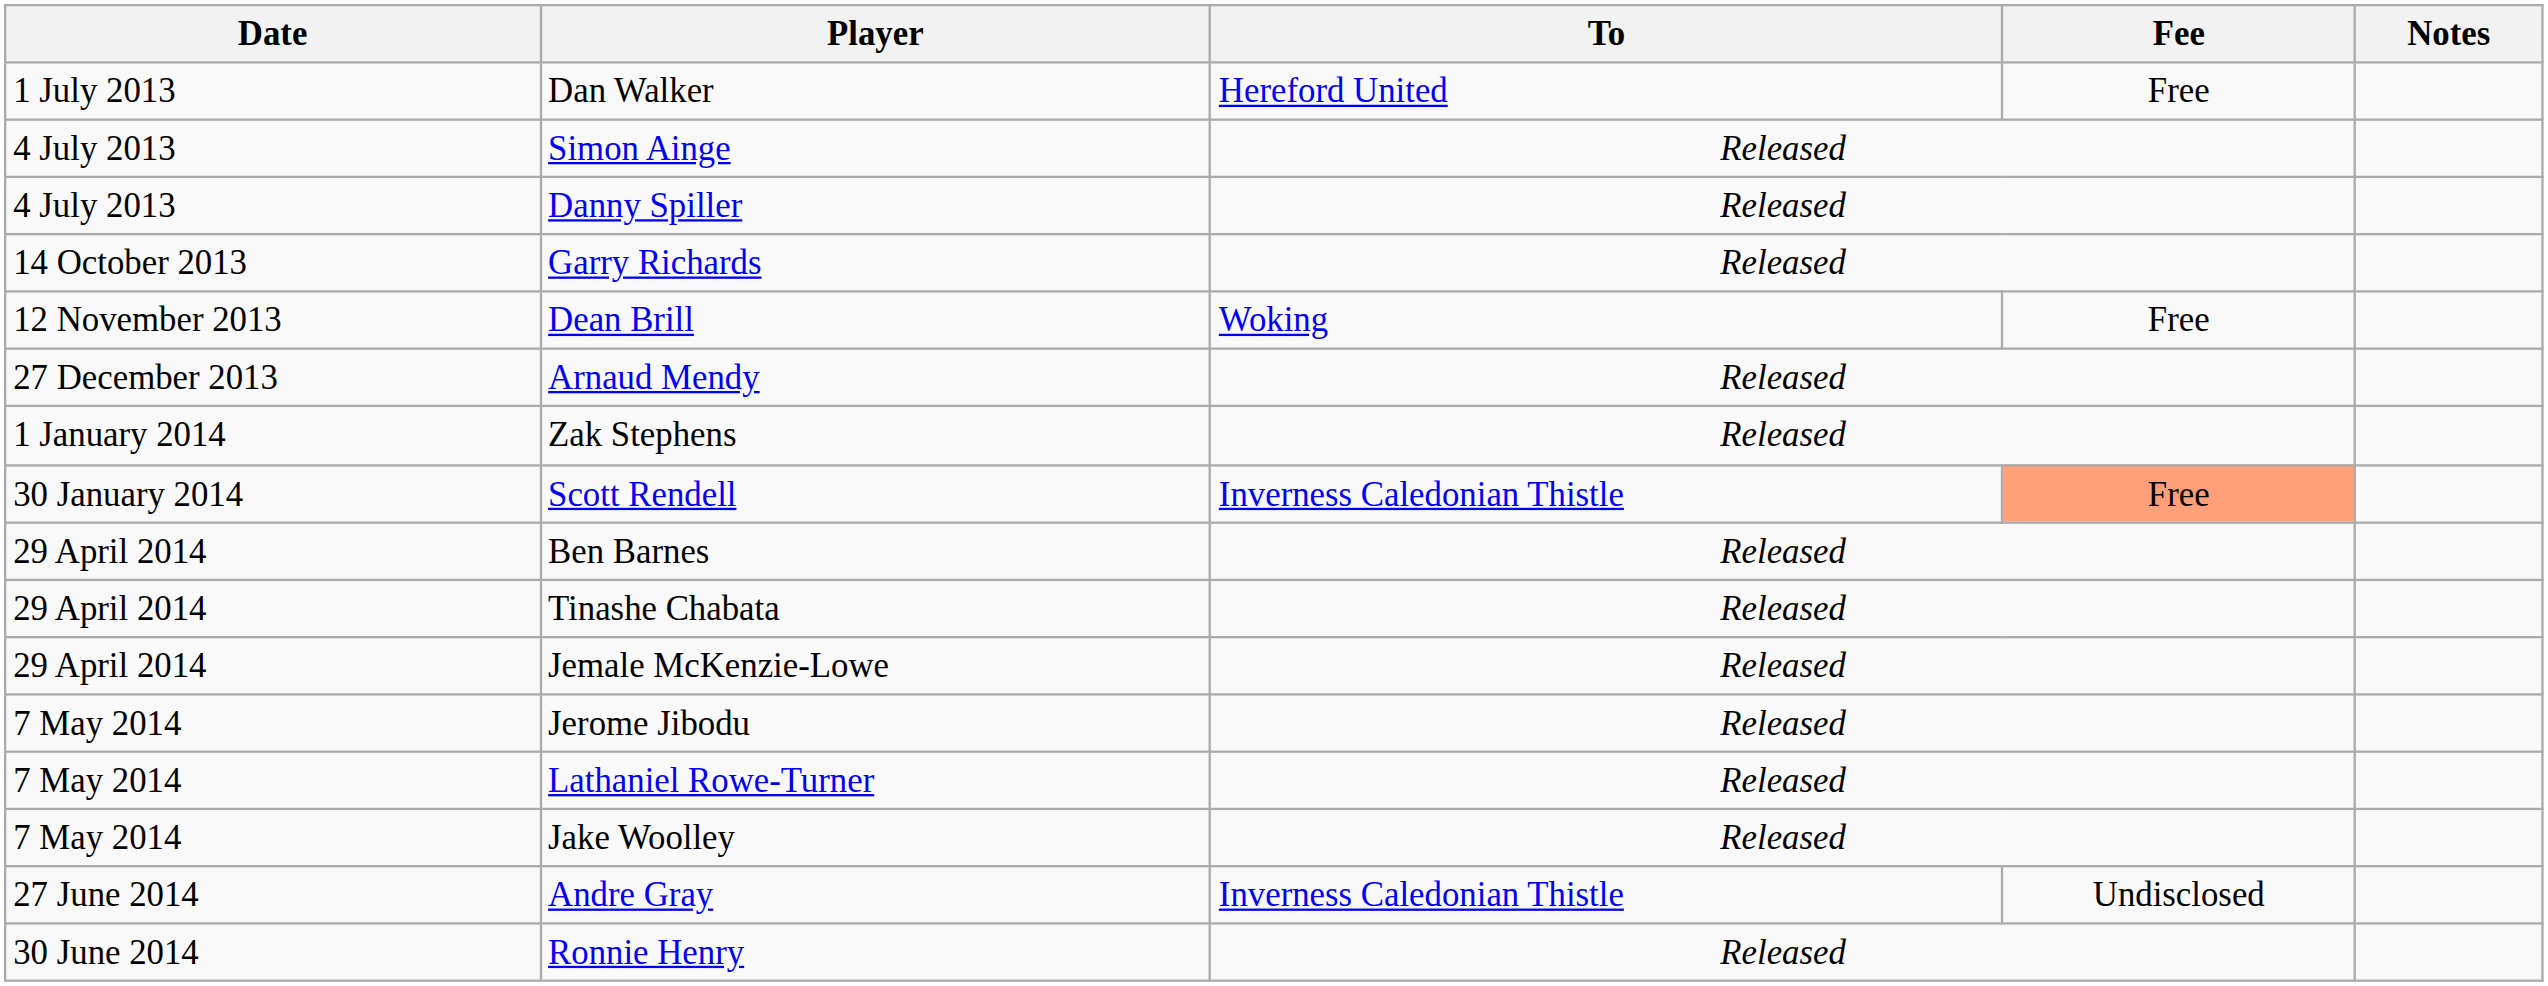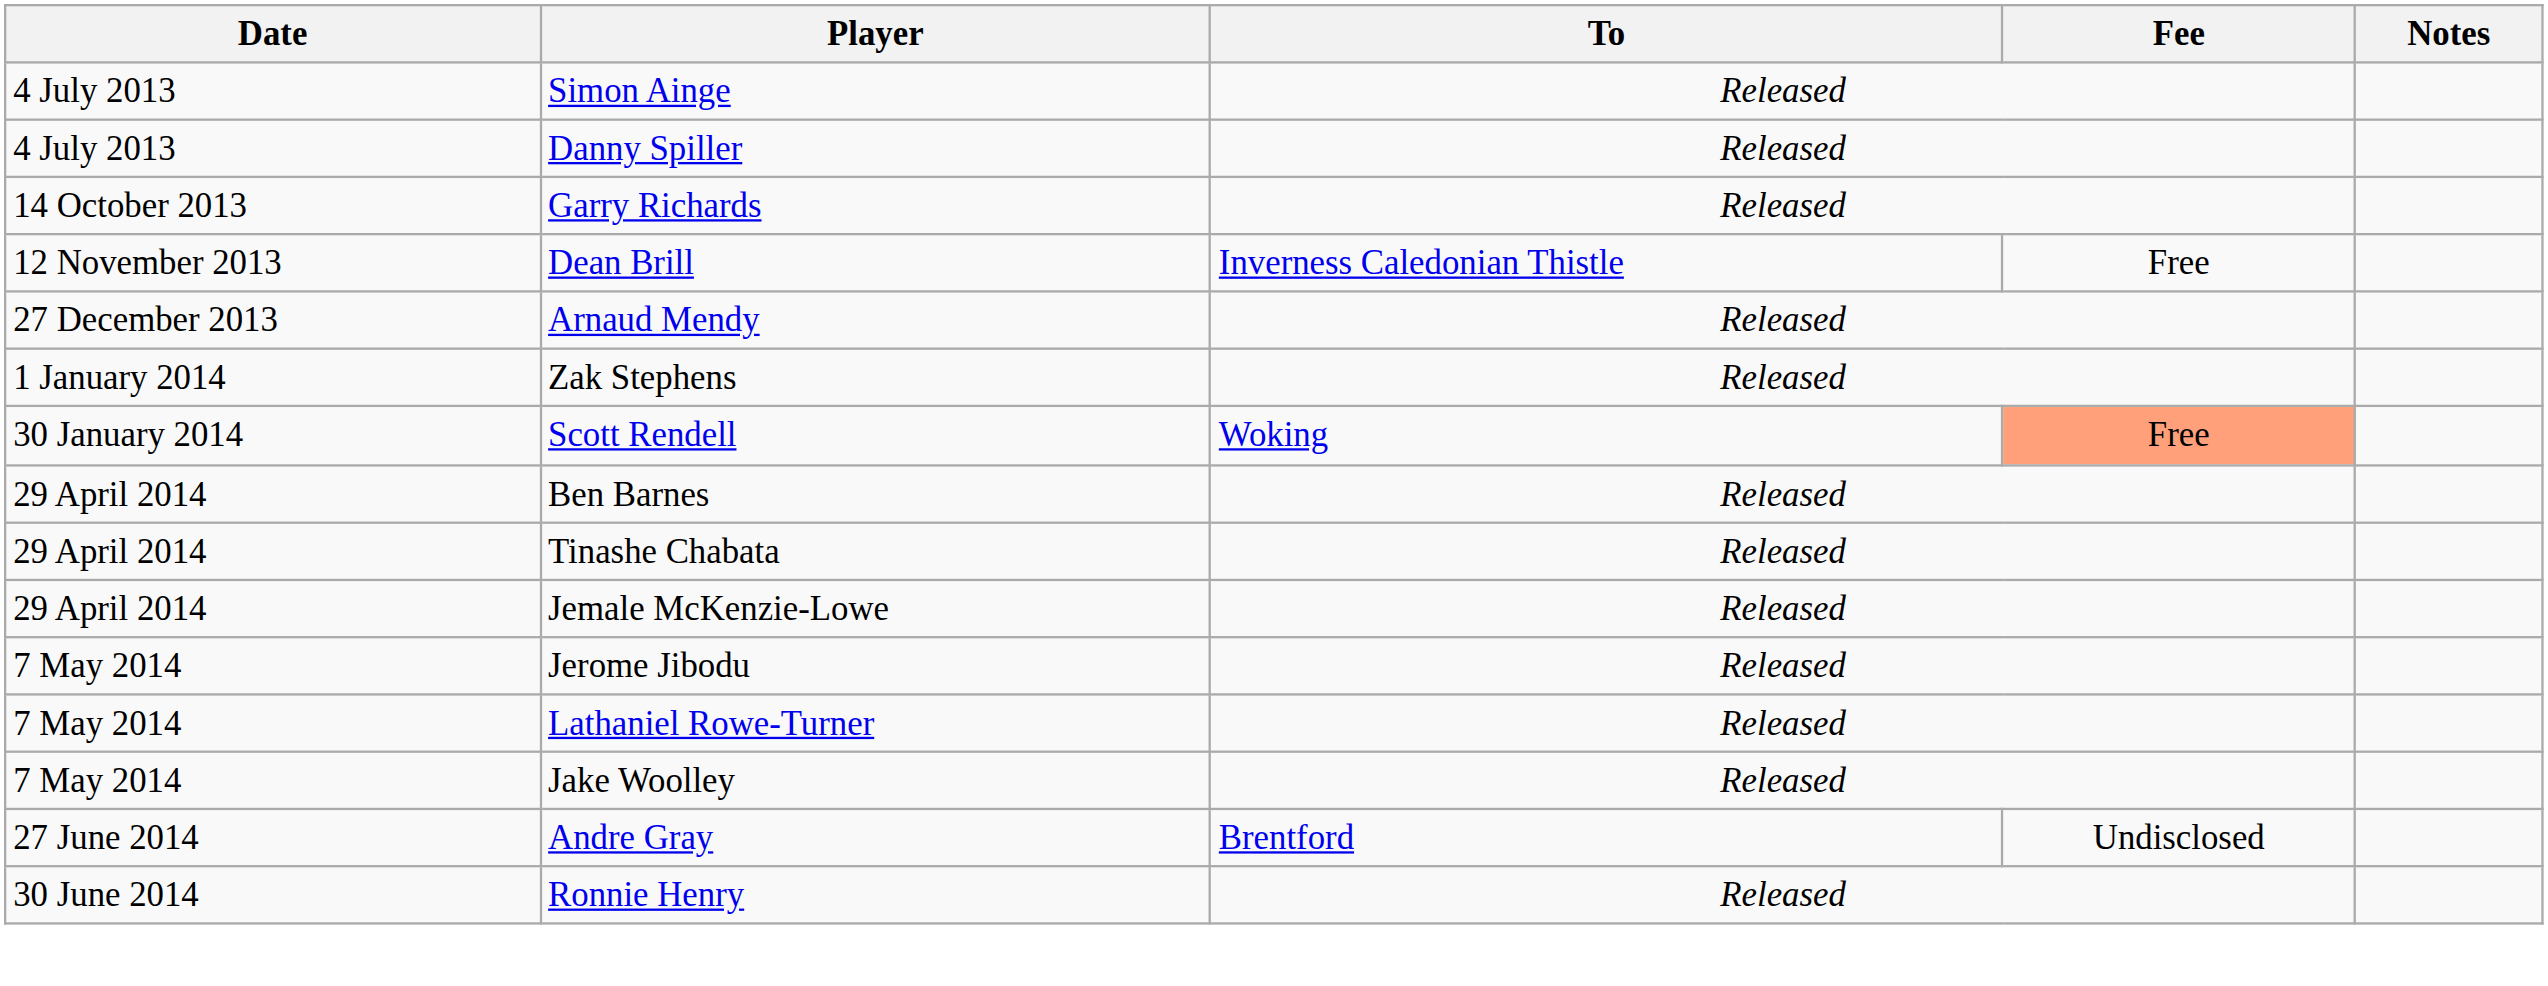- row: (631, 90)
(1273, 320) Woking -> (1421, 262) Inverness Caledonian Thistle
(1421, 492) Inverness Caledonian Thistle -> (1273, 435) Woking
(1421, 894) Inverness Caledonian Thistle -> (1286, 836) Brentford
